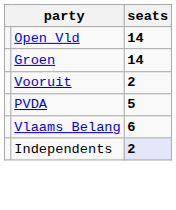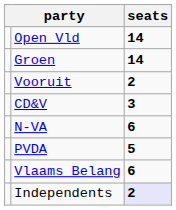+ row: (31, 105)
+ row: (31, 127)
